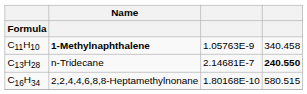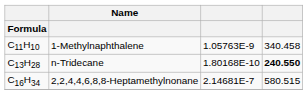(100, 45) bold -> (97, 45) normal
(229, 63) 2.14681E-7 -> (231, 63) 1.80168E-10
(231, 81) 1.80168E-10 -> (229, 81) 2.14681E-7
